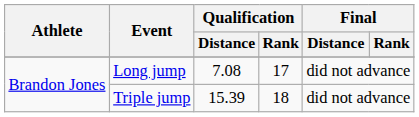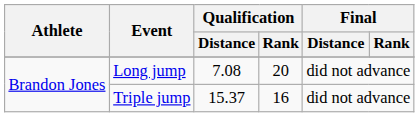(281, 71) 17 -> (281, 71) 20
(227, 98) 15.39 -> (227, 98) 15.37
(281, 98) 18 -> (281, 98) 16
